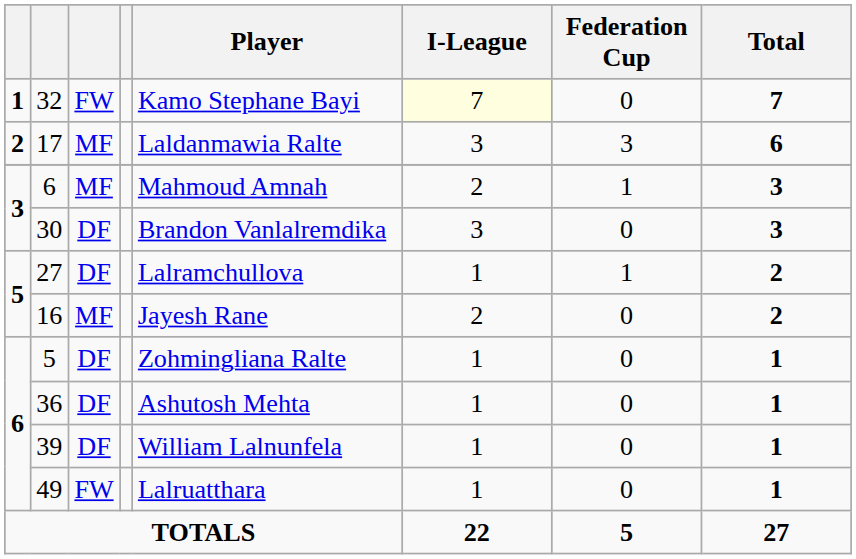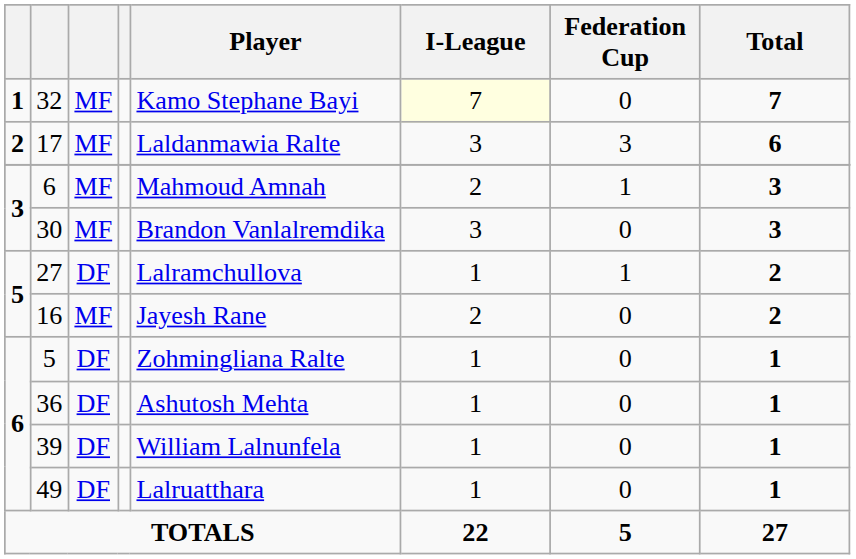(94, 100) FW -> (93, 100) MF
(94, 229) DF -> (93, 229) MF
(94, 488) FW -> (93, 488) DF
